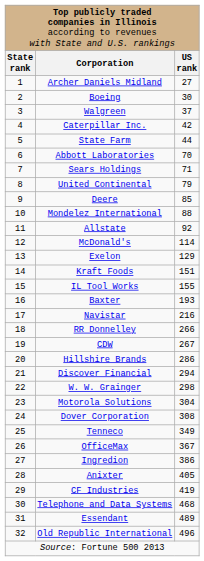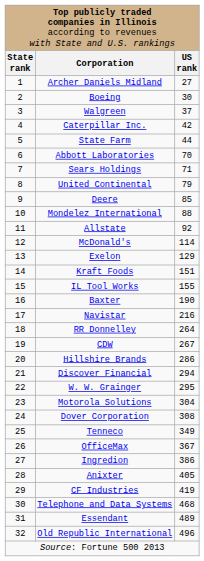(187, 301) 193 -> (187, 301) 190
(187, 330) 266 -> (187, 330) 264
(187, 388) 298 -> (187, 388) 295
